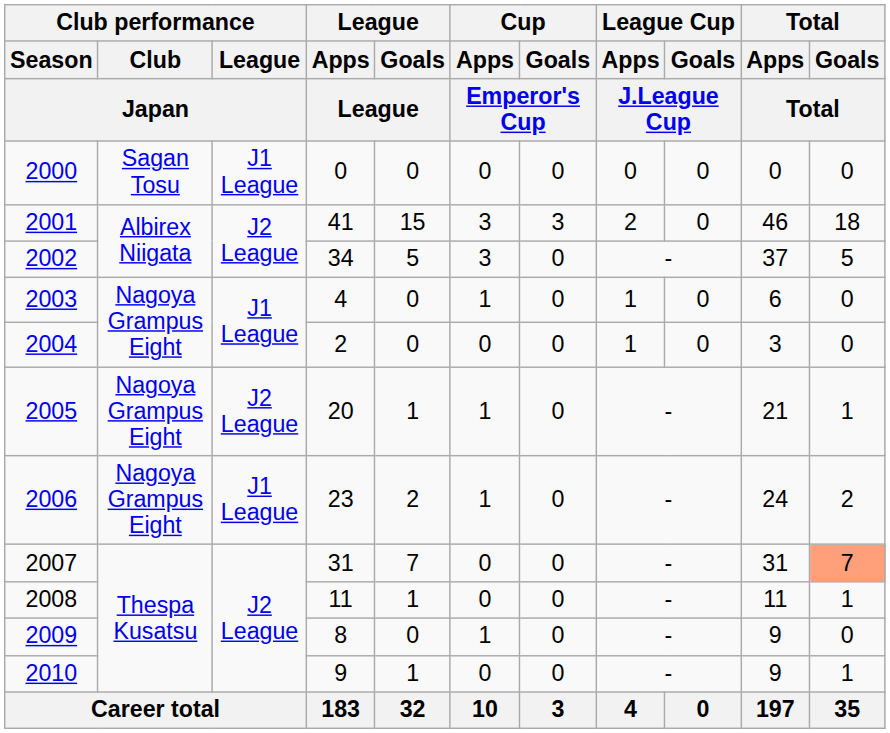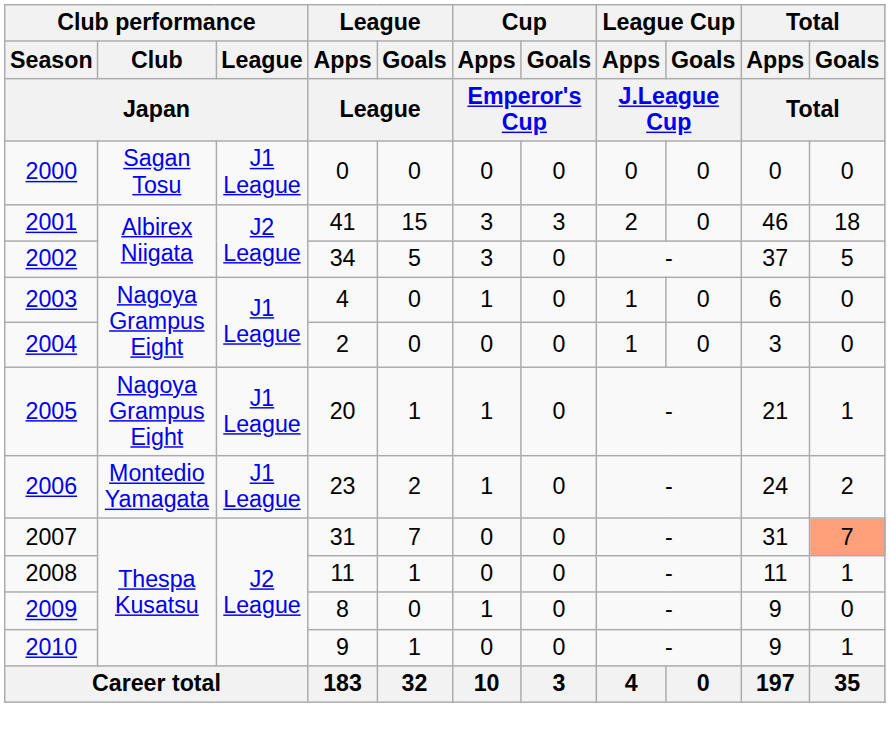(260, 410) J2 League -> (262, 410) J1 League
(155, 499) Nagoya Grampus Eight -> (157, 486) Montedio Yamagata
